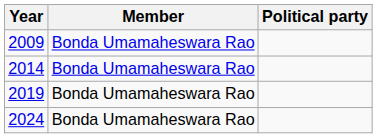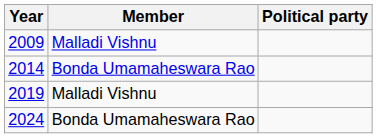(153, 42) Bonda Umamaheswara Rao -> (104, 42) Malladi Vishnu
(153, 94) Bonda Umamaheswara Rao -> (104, 94) Malladi Vishnu
